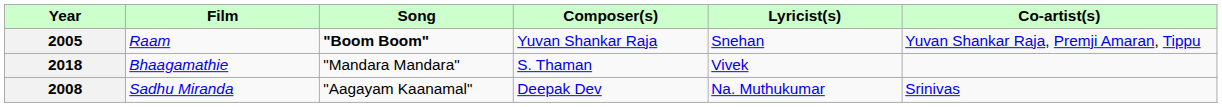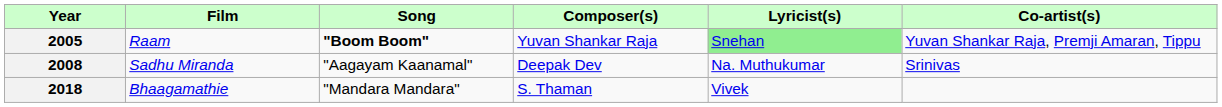(738, 41) no background -> (738, 41) lightgreen background
rows swapped: (65, 89) <-> (65, 65)
